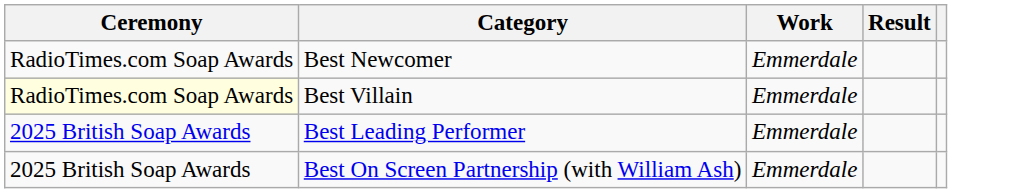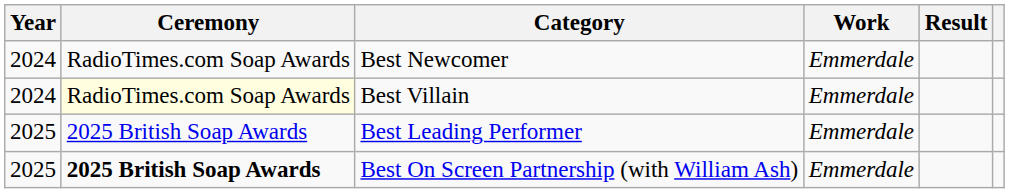+ column: (33, 22)
(130, 168) normal -> (194, 168) bold
